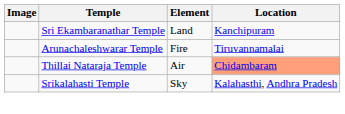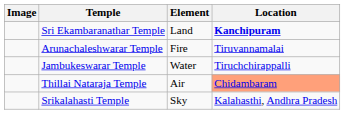(244, 30) normal -> (247, 30) bold
+ row: (94, 65)
